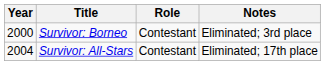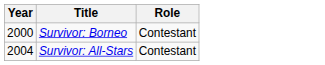- column: (260, 13)
